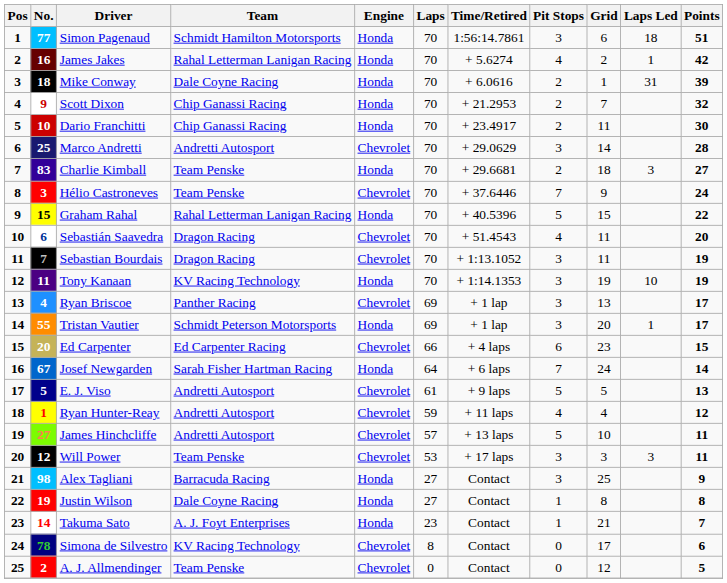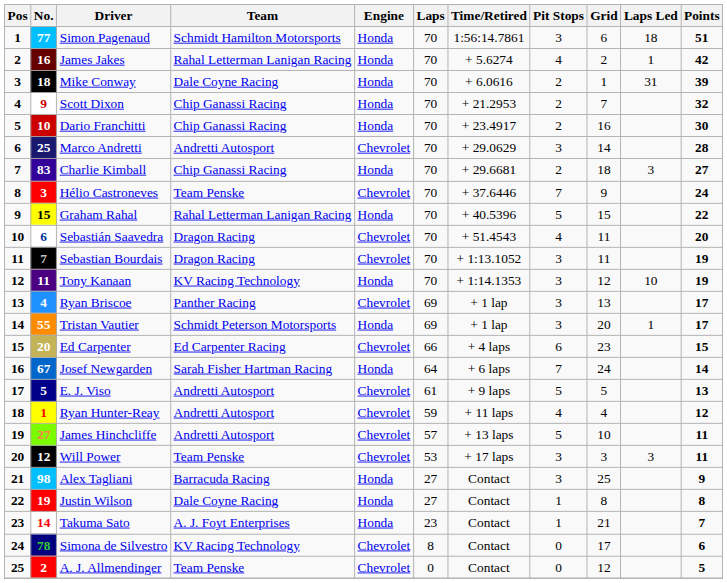(604, 125) 11 -> (604, 125) 16
(209, 170) Team Penske -> (230, 170) Chip Ganassi Racing
(604, 280) 19 -> (604, 280) 12
